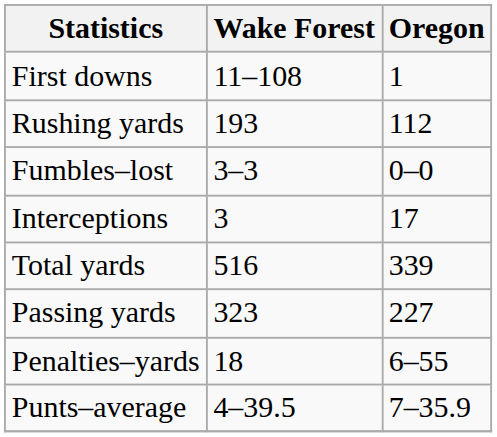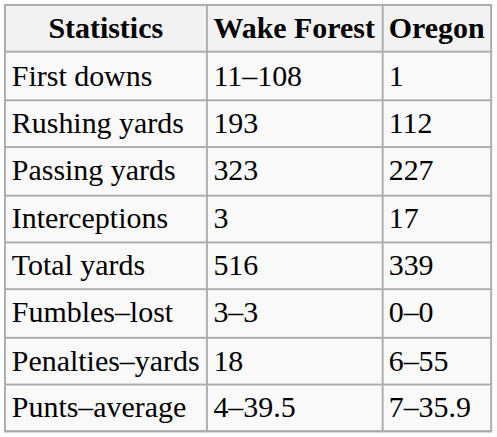rows swapped: (94, 312) <-> (92, 170)
